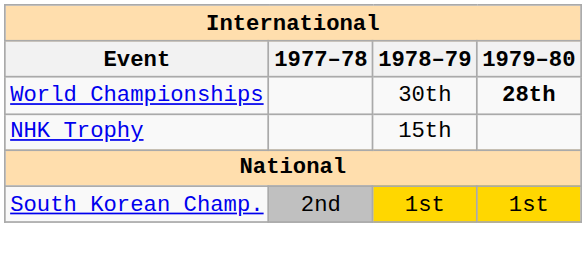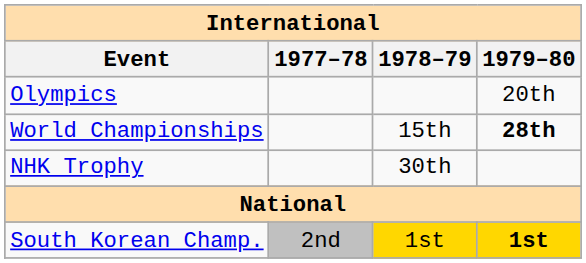+ row: (64, 95)
(425, 95) 30th -> (425, 132) 15th
(425, 132) 15th -> (425, 168) 30th
(529, 204) normal -> (529, 240) bold
